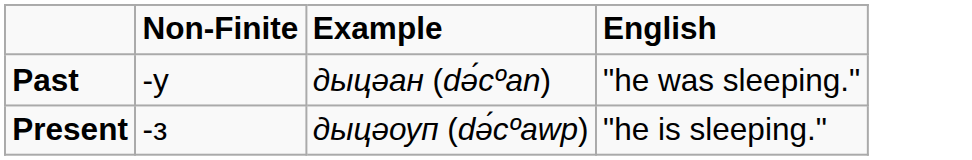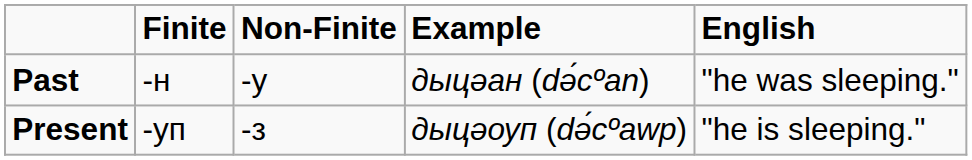+ column: (184, 29)
